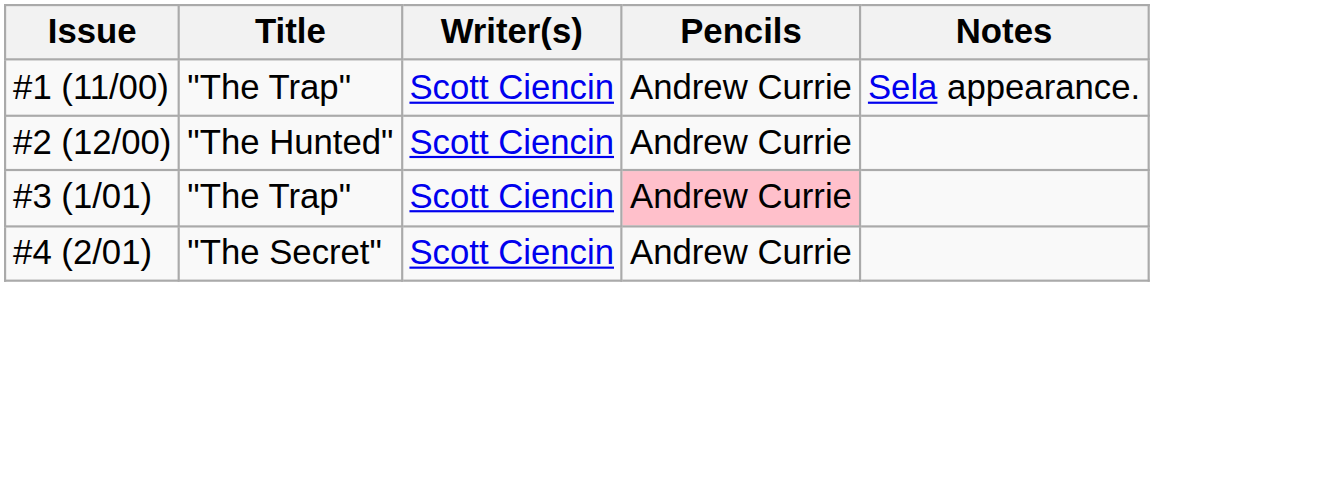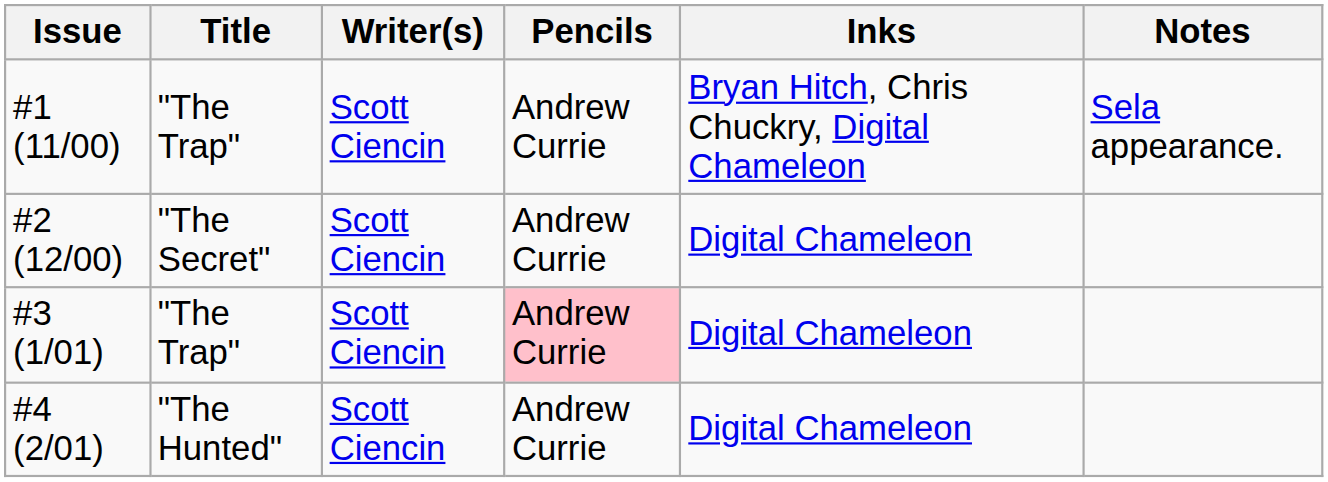+ column: (881, 32)
(290, 142) "The Hunted" -> (214, 239) "The Secret"
(285, 252) "The Secret" -> (220, 428) "The Hunted"
